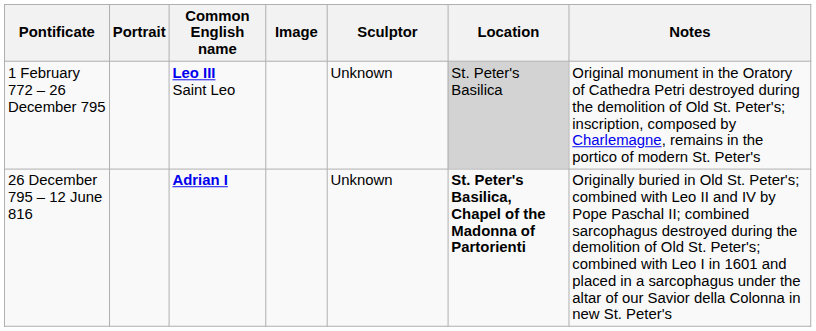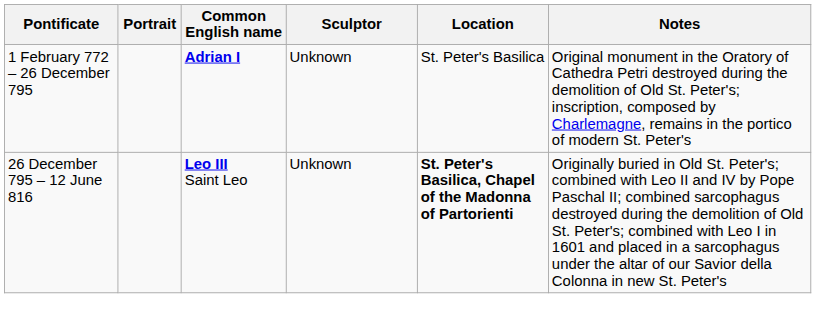- column: (296, 33)
(204, 81) Leo III Saint Leo -> (212, 56) Adrian I
(485, 81) lightgrey background -> (483, 56) no background
(200, 180) Adrian I -> (216, 172) Leo III Saint Leo
